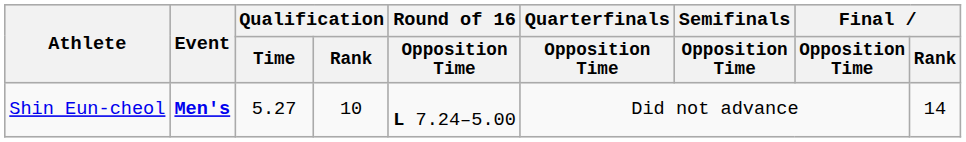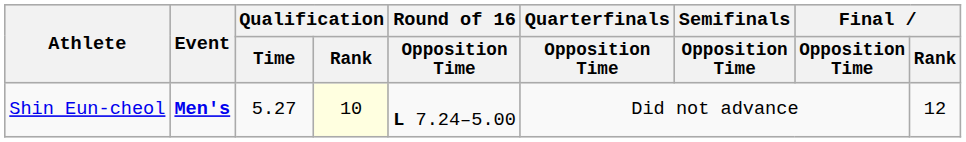(351, 109) no background -> (351, 109) lightyellow background
(935, 109) 14 -> (935, 109) 12
